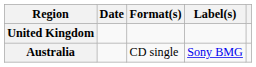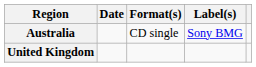rows swapped: (51, 33) <-> (51, 52)
